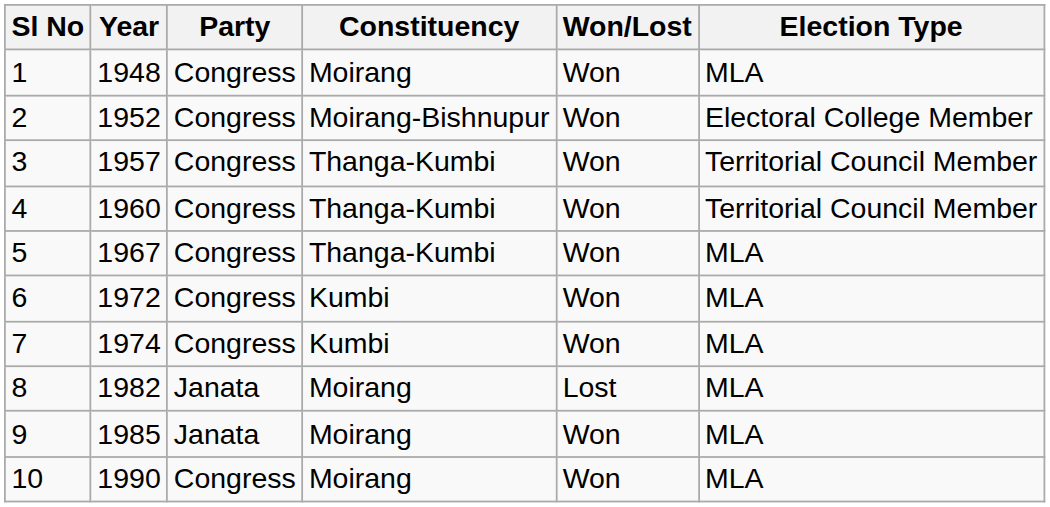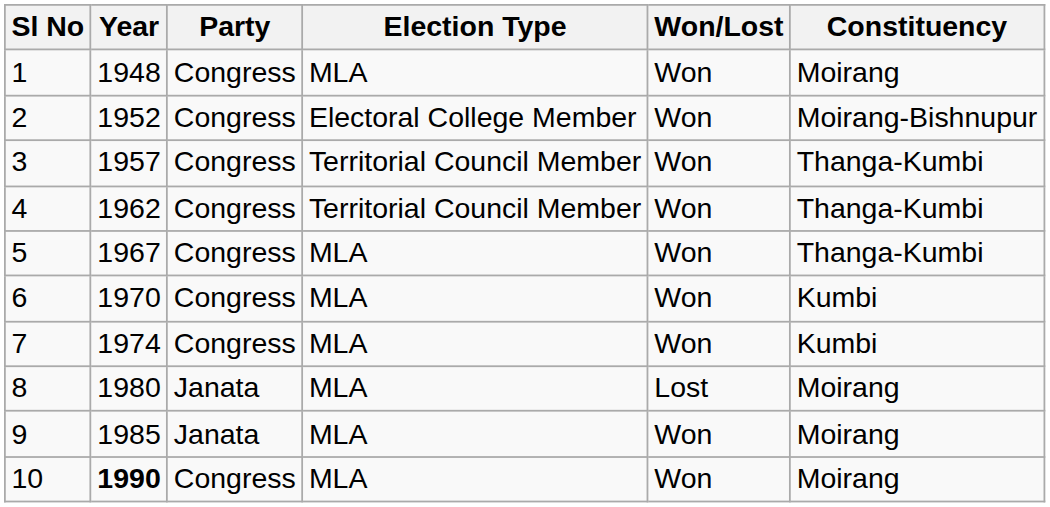columns swapped: (429, 27) <-> (871, 27)
(129, 207) 1960 -> (129, 207) 1962
(129, 298) 1972 -> (129, 298) 1970
(129, 388) 1982 -> (129, 388) 1980
(129, 478) normal -> (129, 478) bold
